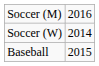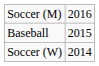rows swapped: (28, 52) <-> (35, 33)
